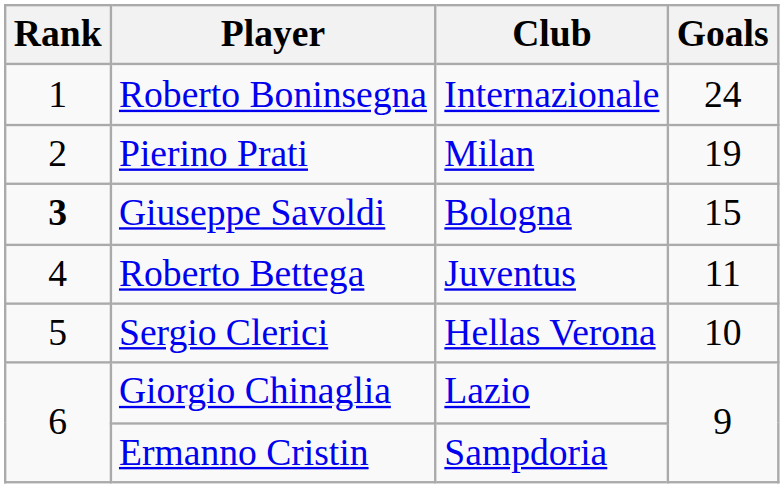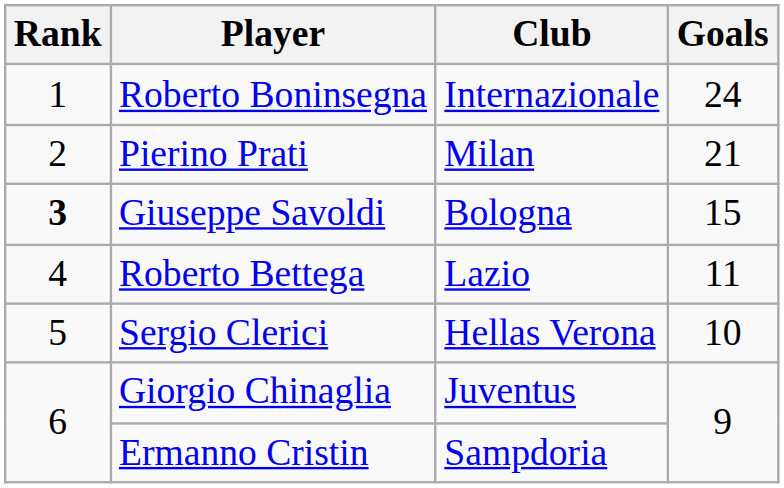(723, 153) 19 -> (723, 153) 21
(510, 272) Juventus -> (487, 272) Lazio
(487, 392) Lazio -> (510, 392) Juventus
